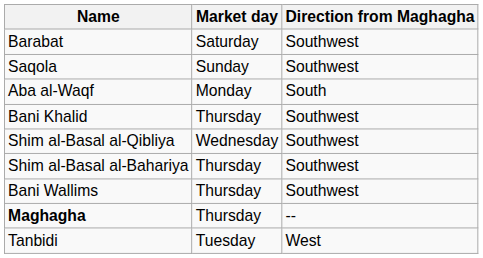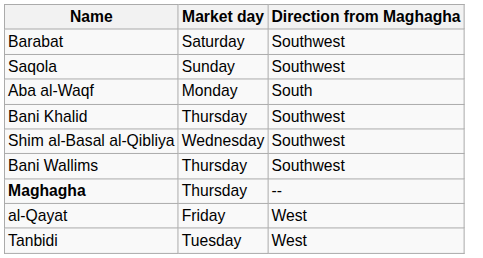- row: (98, 166)
+ row: (38, 215)
